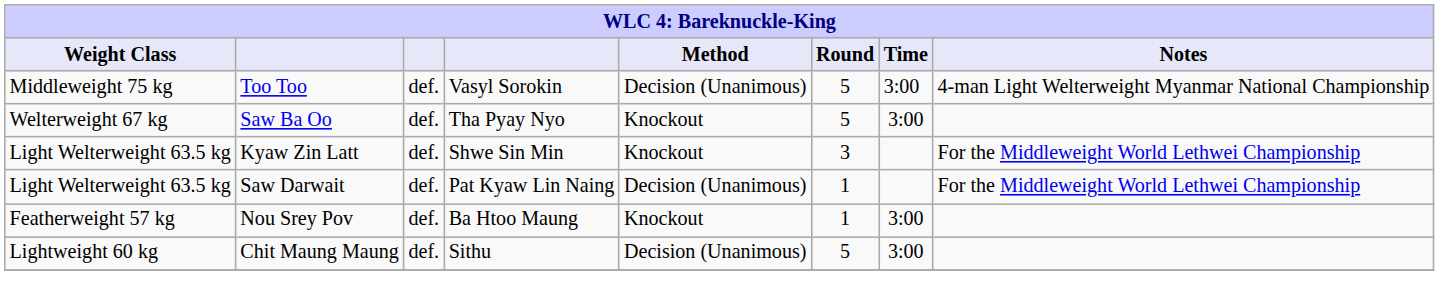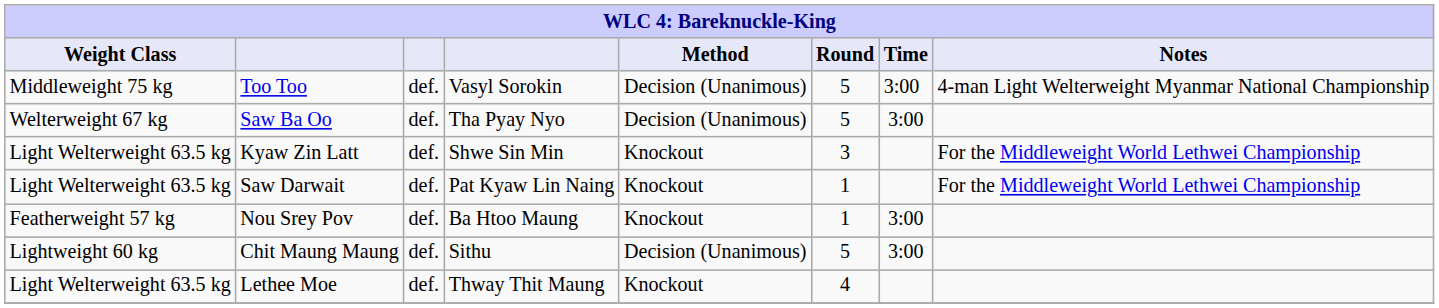(664, 120) Knockout -> (715, 120) Decision (Unanimous)
(715, 186) Decision (Unanimous) -> (664, 186) Knockout
+ row: (289, 285)
